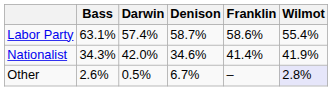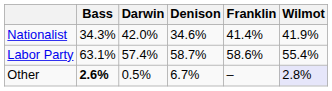rows swapped: (40, 34) <-> (37, 55)
(94, 75) normal -> (94, 75) bold
